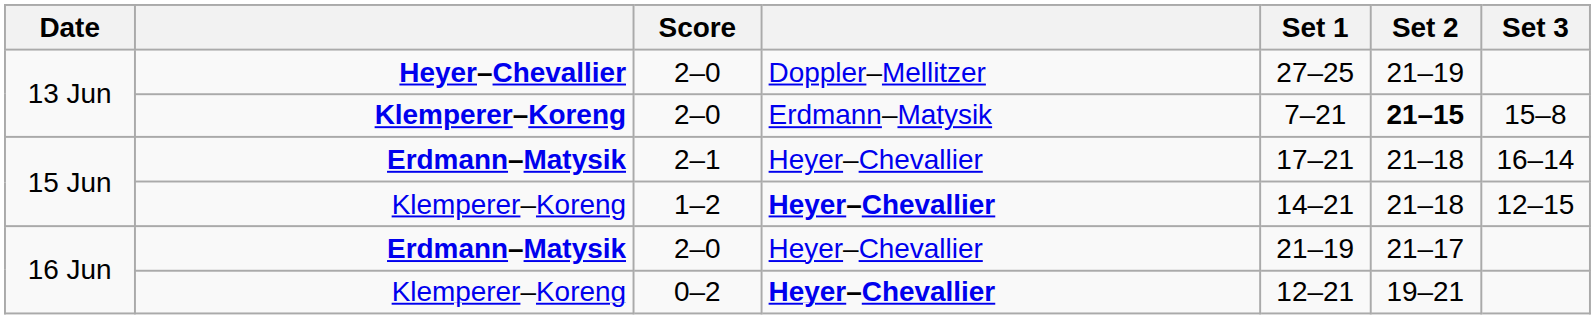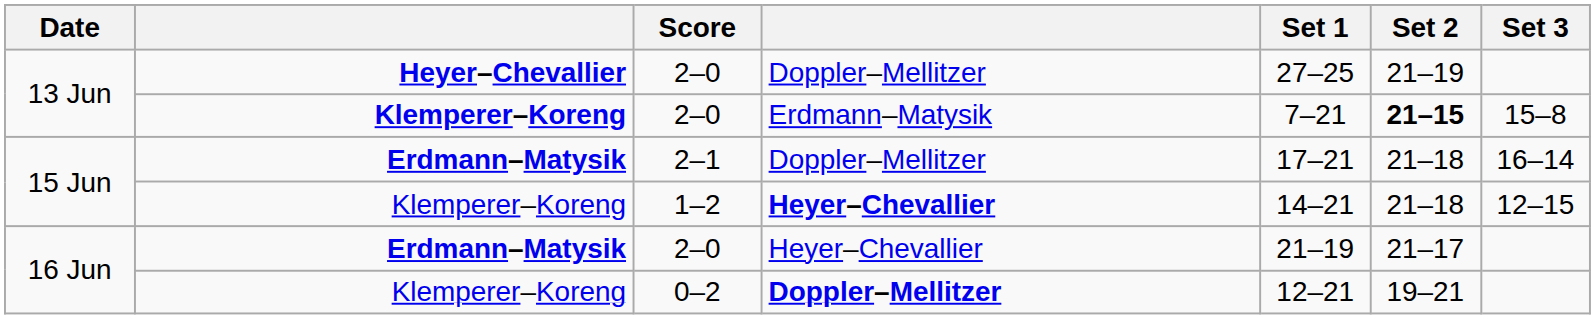(876, 160) Heyer–Chevallier -> (877, 160) Doppler–Mellitzer
(882, 292) Heyer–Chevallier -> (885, 292) Doppler–Mellitzer
